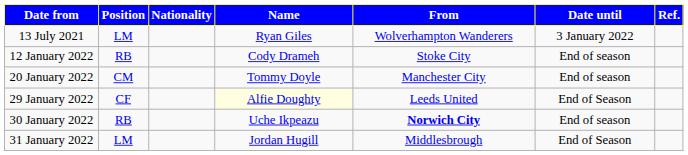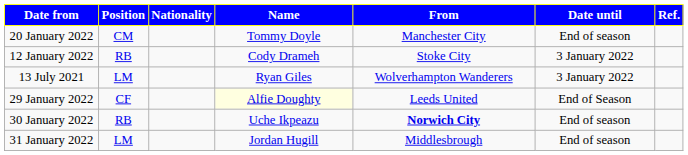rows swapped: (51, 36) <-> (51, 78)
(595, 57) End of season -> (595, 57) 3 January 2022
(595, 140) End of Season -> (595, 140) End of season
